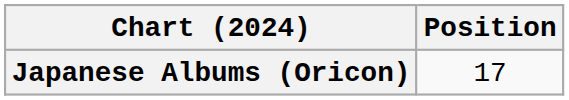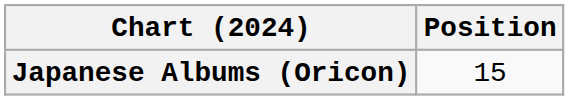(490, 73) 17 -> (490, 73) 15
